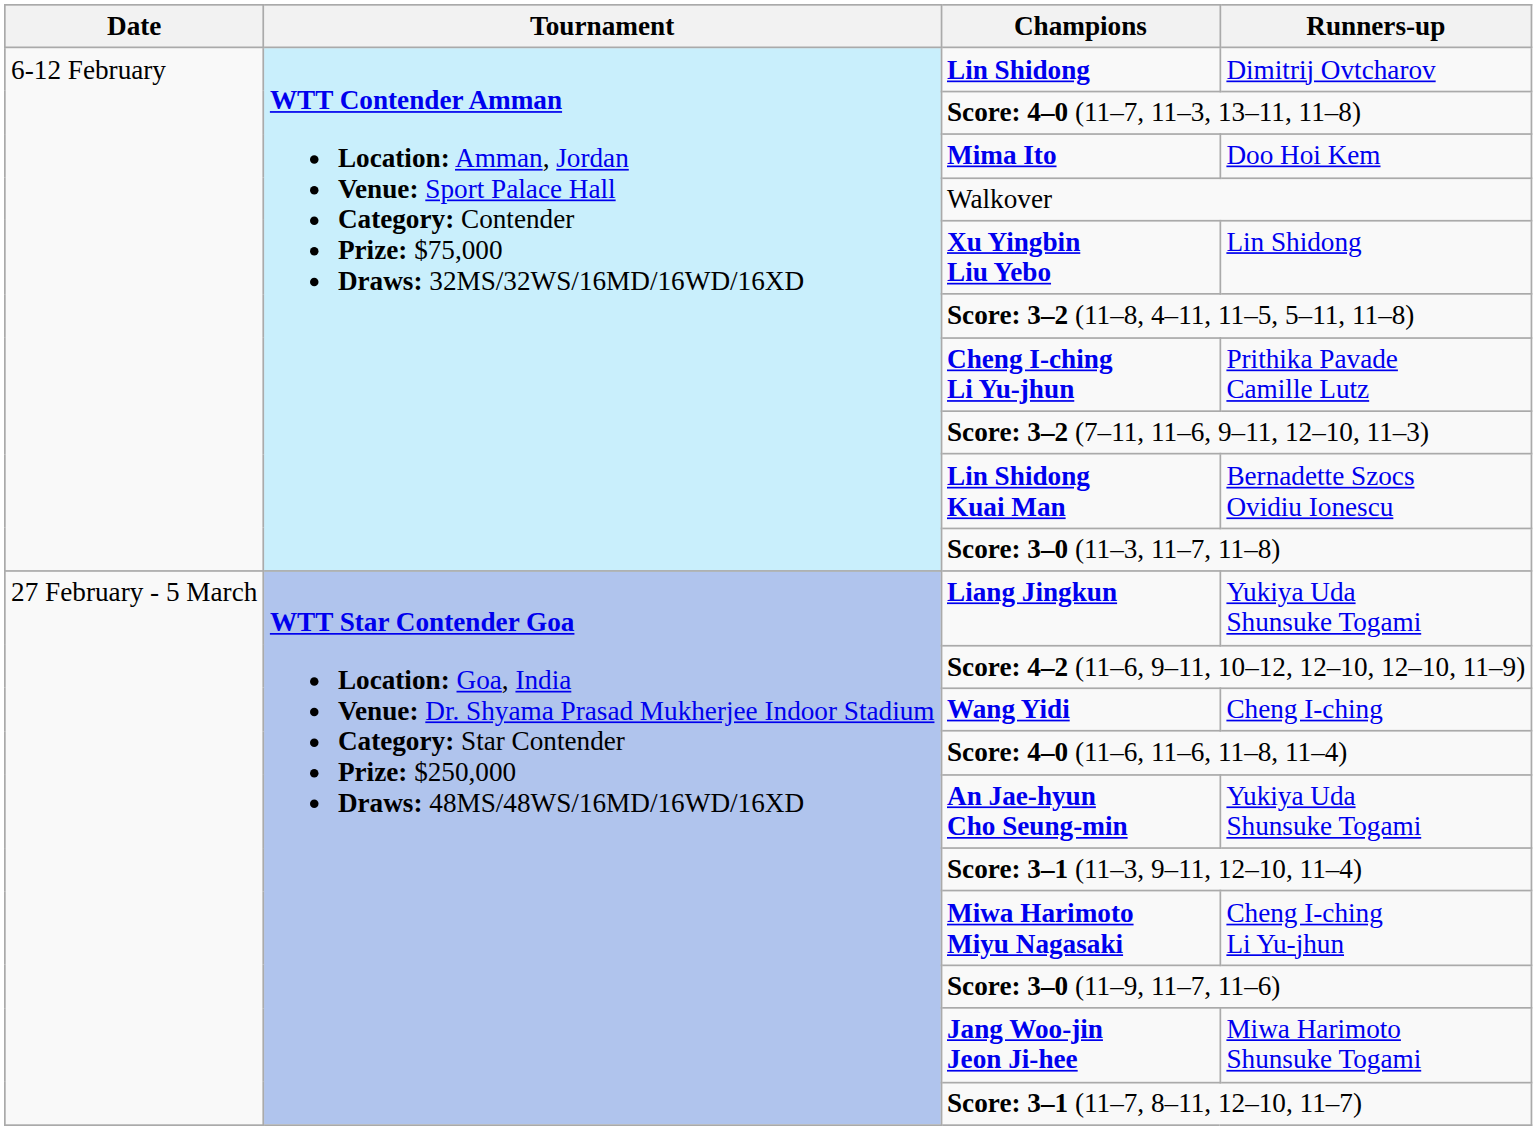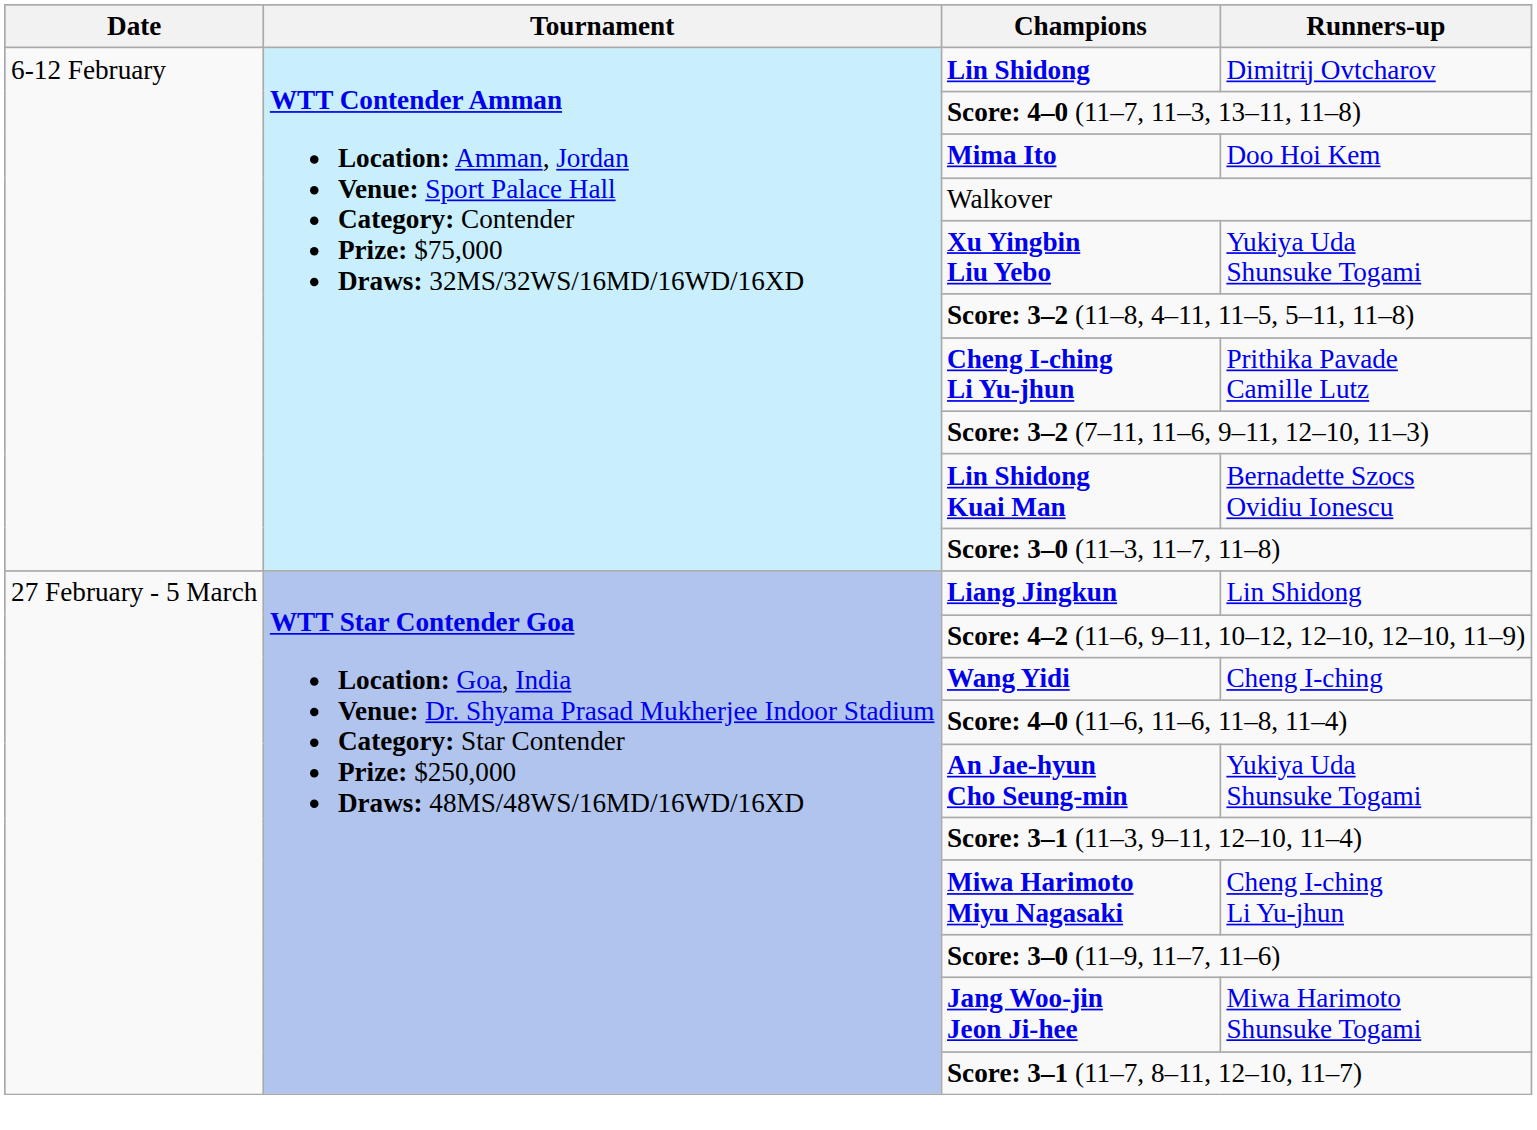(1294, 241) Lin Shidong -> (1324, 257) Yukiya Uda Shunsuke Togami
(1324, 607) Yukiya Uda Shunsuke Togami -> (1294, 592) Lin Shidong
